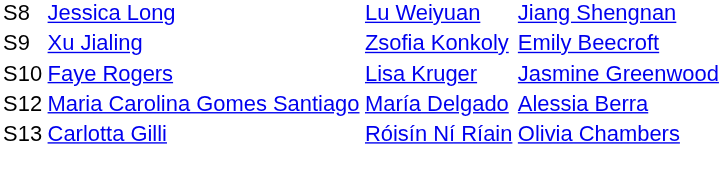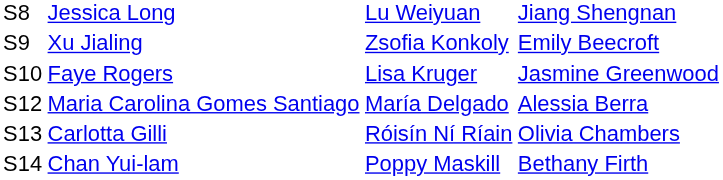+ row: (113, 163)
